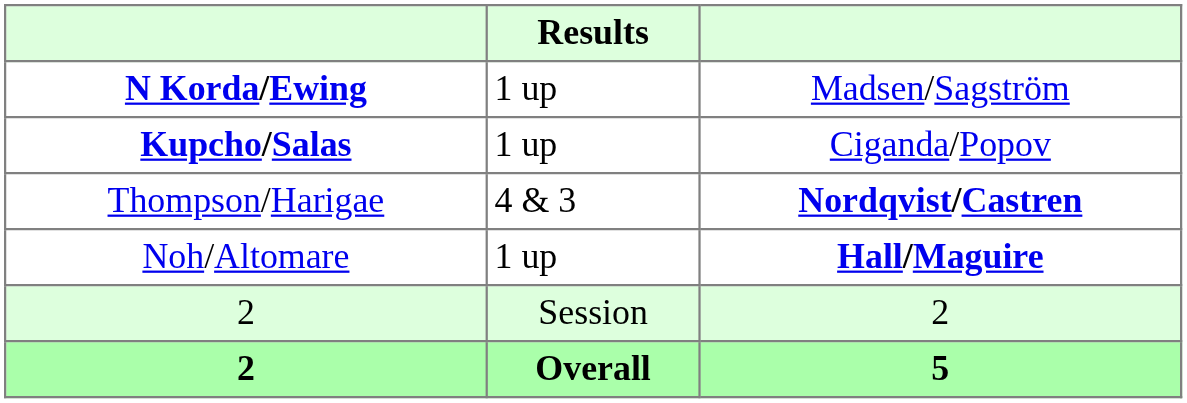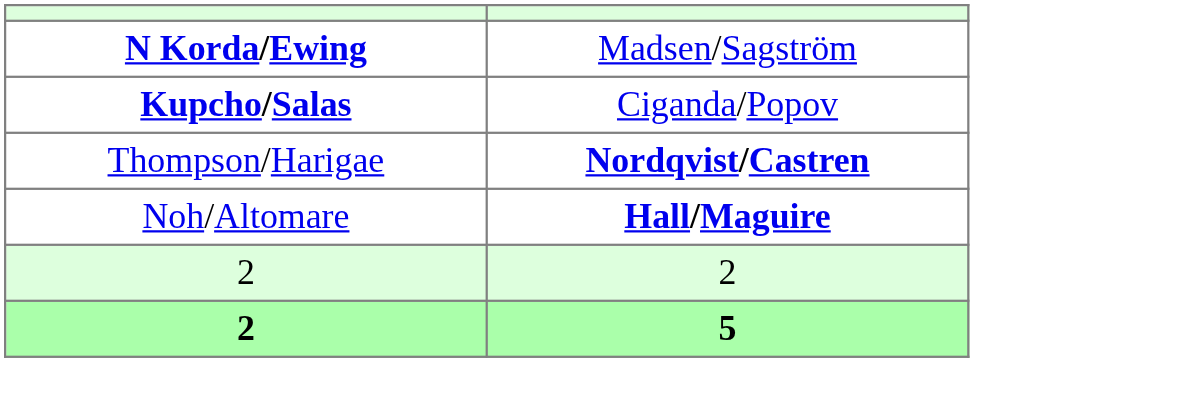- column: (593, 32)
